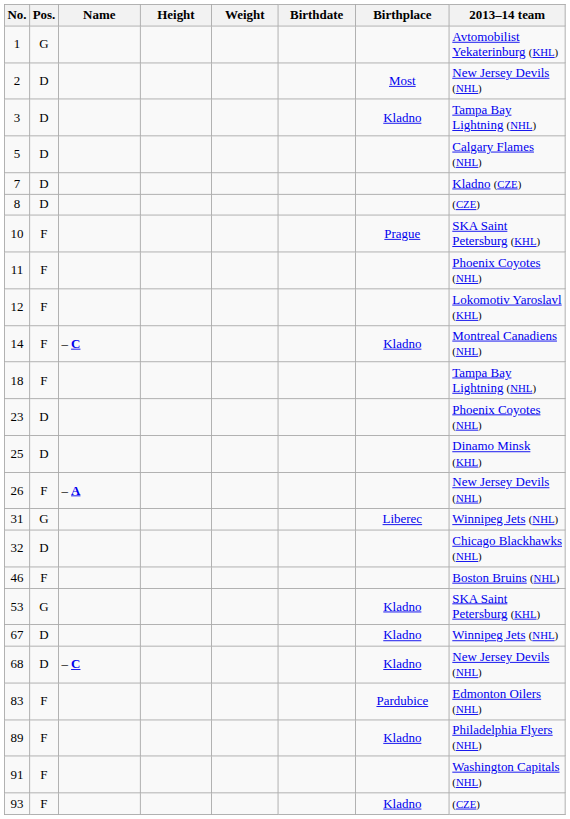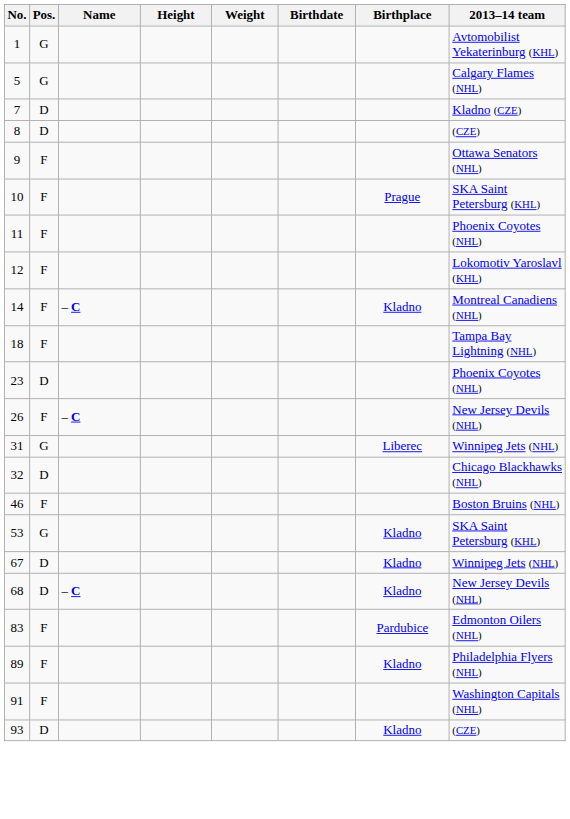- row: (17, 81)
- row: (17, 117)
(44, 154) D -> (44, 81) G
+ row: (17, 160)
- row: (17, 454)
(71, 490) – A -> (71, 417) – C
(44, 803) F -> (44, 730) D
